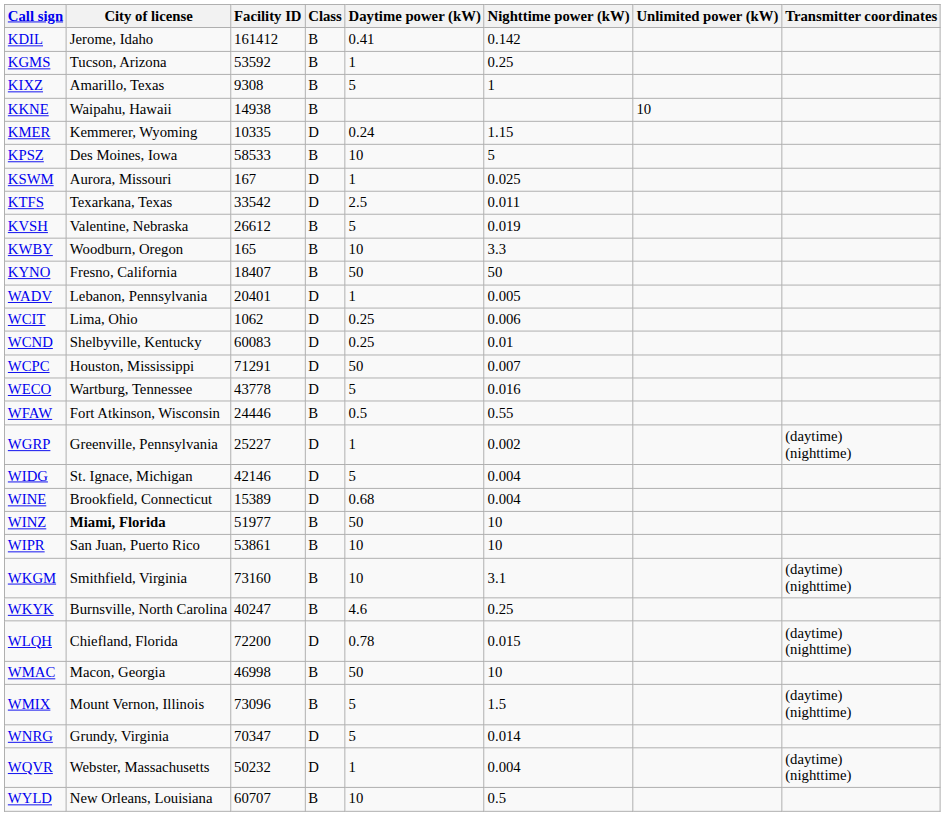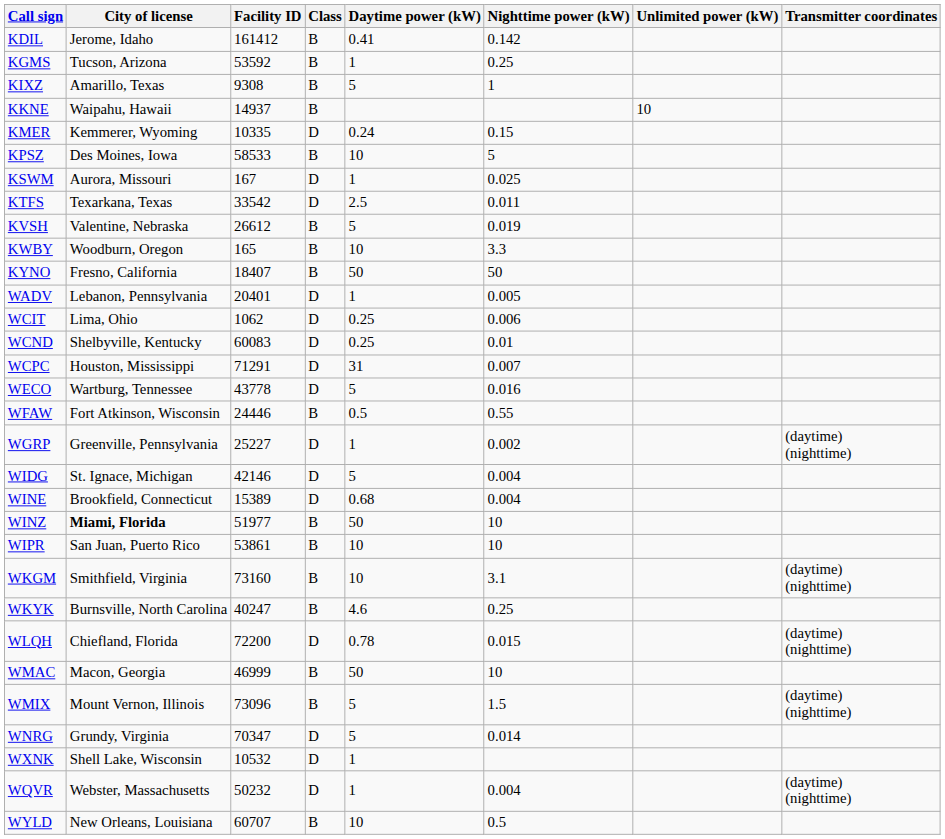(252, 109) 14938 -> (252, 109) 14937
(500, 132) 1.15 -> (500, 132) 0.15
(356, 366) 50 -> (356, 366) 31
(252, 672) 46998 -> (252, 672) 46999
+ row: (31, 759)
